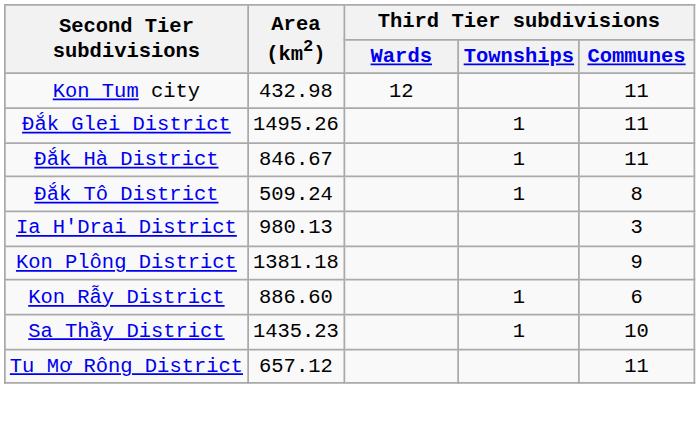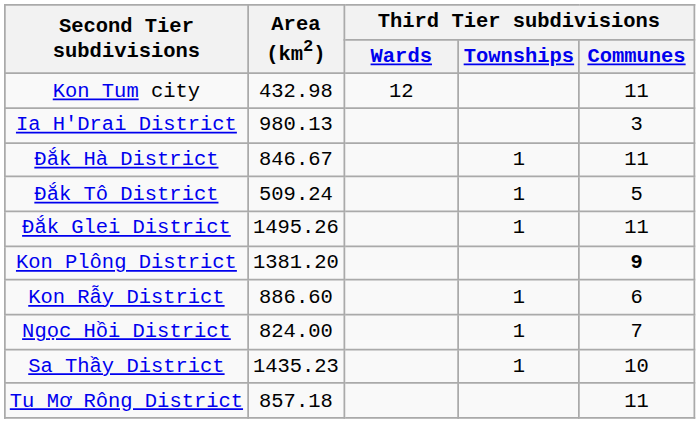rows swapped: (126, 125) <-> (126, 228)
(637, 194) 8 -> (637, 194) 5
(296, 263) 1381.18 -> (296, 263) 1381.20
(637, 263) normal -> (637, 263) bold
+ row: (126, 331)
(296, 366) 657.12 -> (296, 400) 857.18
